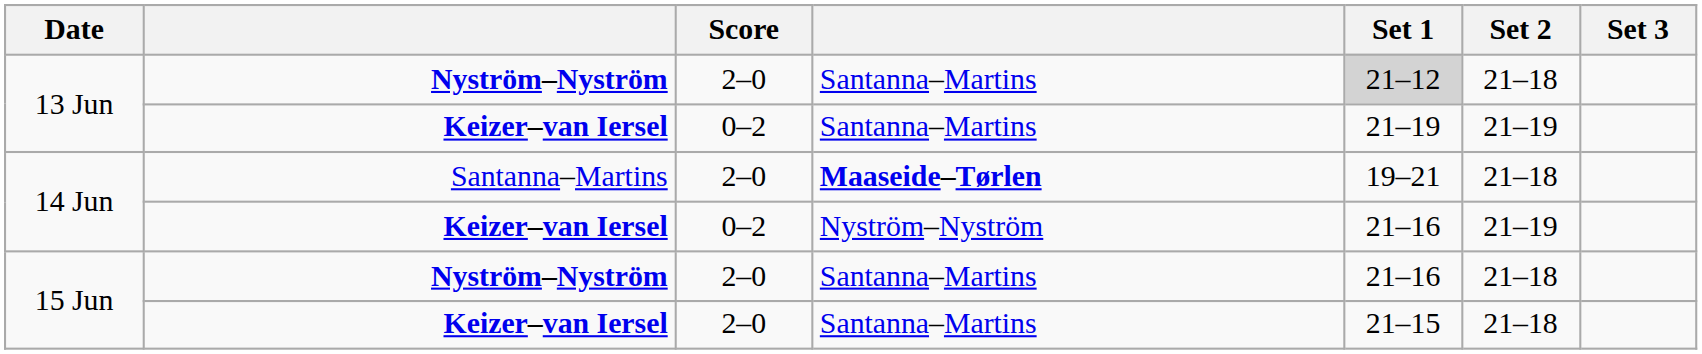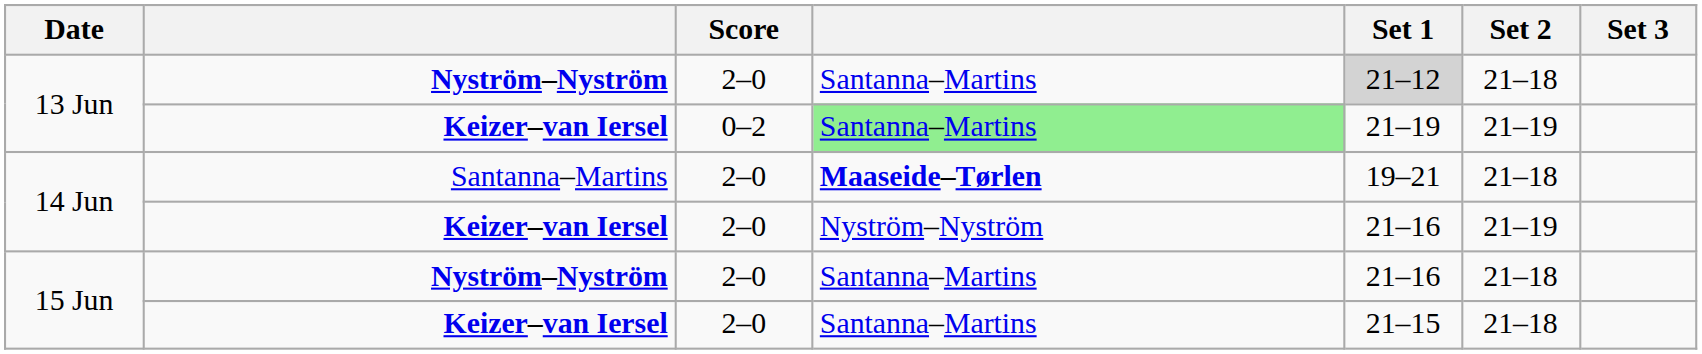(928, 127) no background -> (928, 127) lightgreen background
(744, 226) 0–2 -> (744, 226) 2–0
